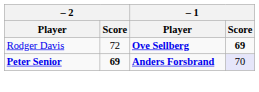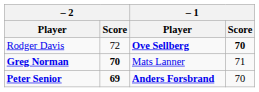(240, 45) 69 -> (240, 45) 70
+ row: (38, 62)
(240, 62) lavender background -> (240, 78) no background
